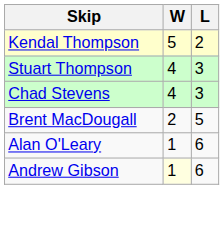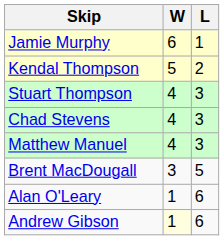+ row: (59, 42)
+ row: (68, 145)
(172, 119) 2 -> (172, 171) 3
